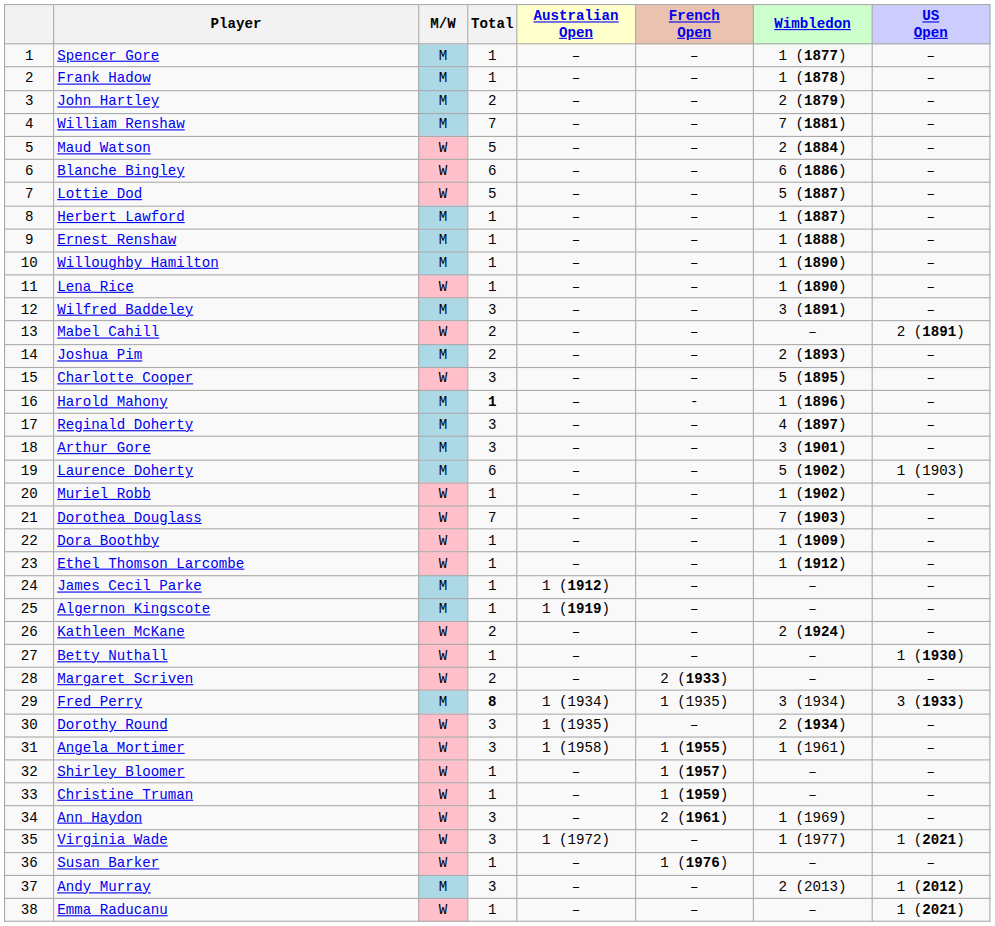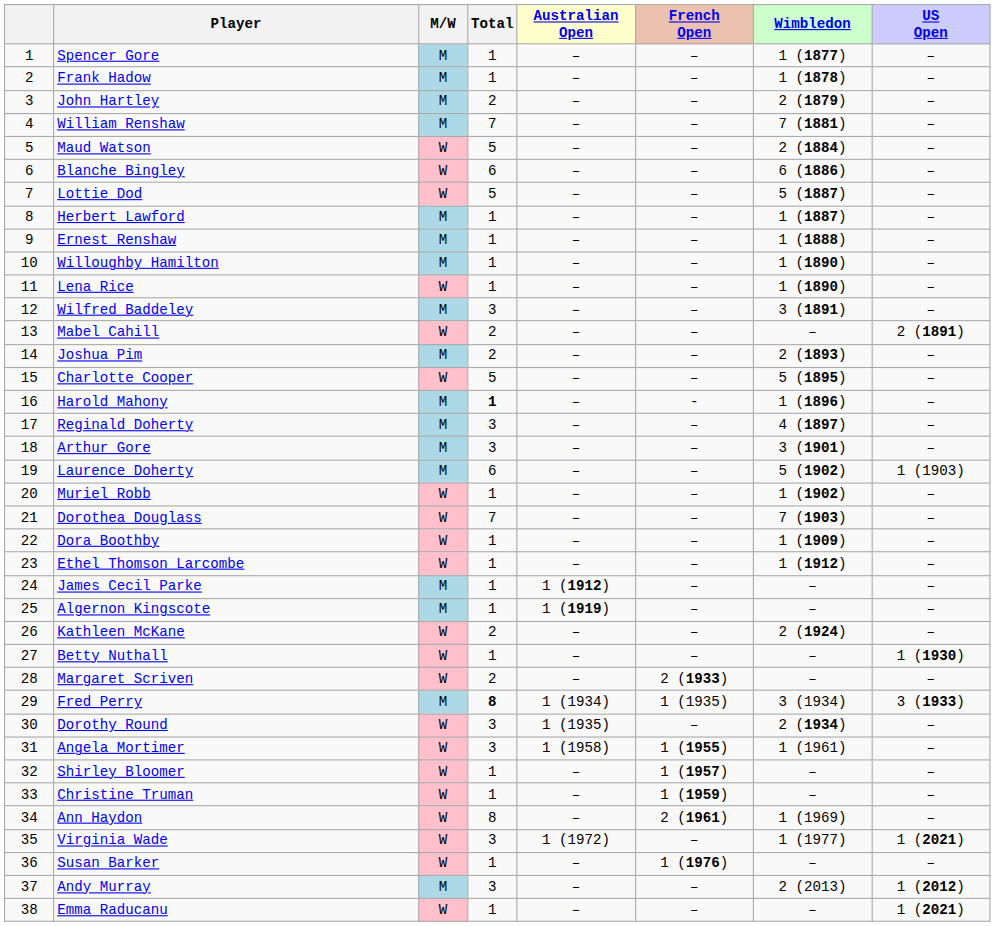(492, 379) 3 -> (492, 379) 5
(492, 818) 3 -> (492, 818) 8
